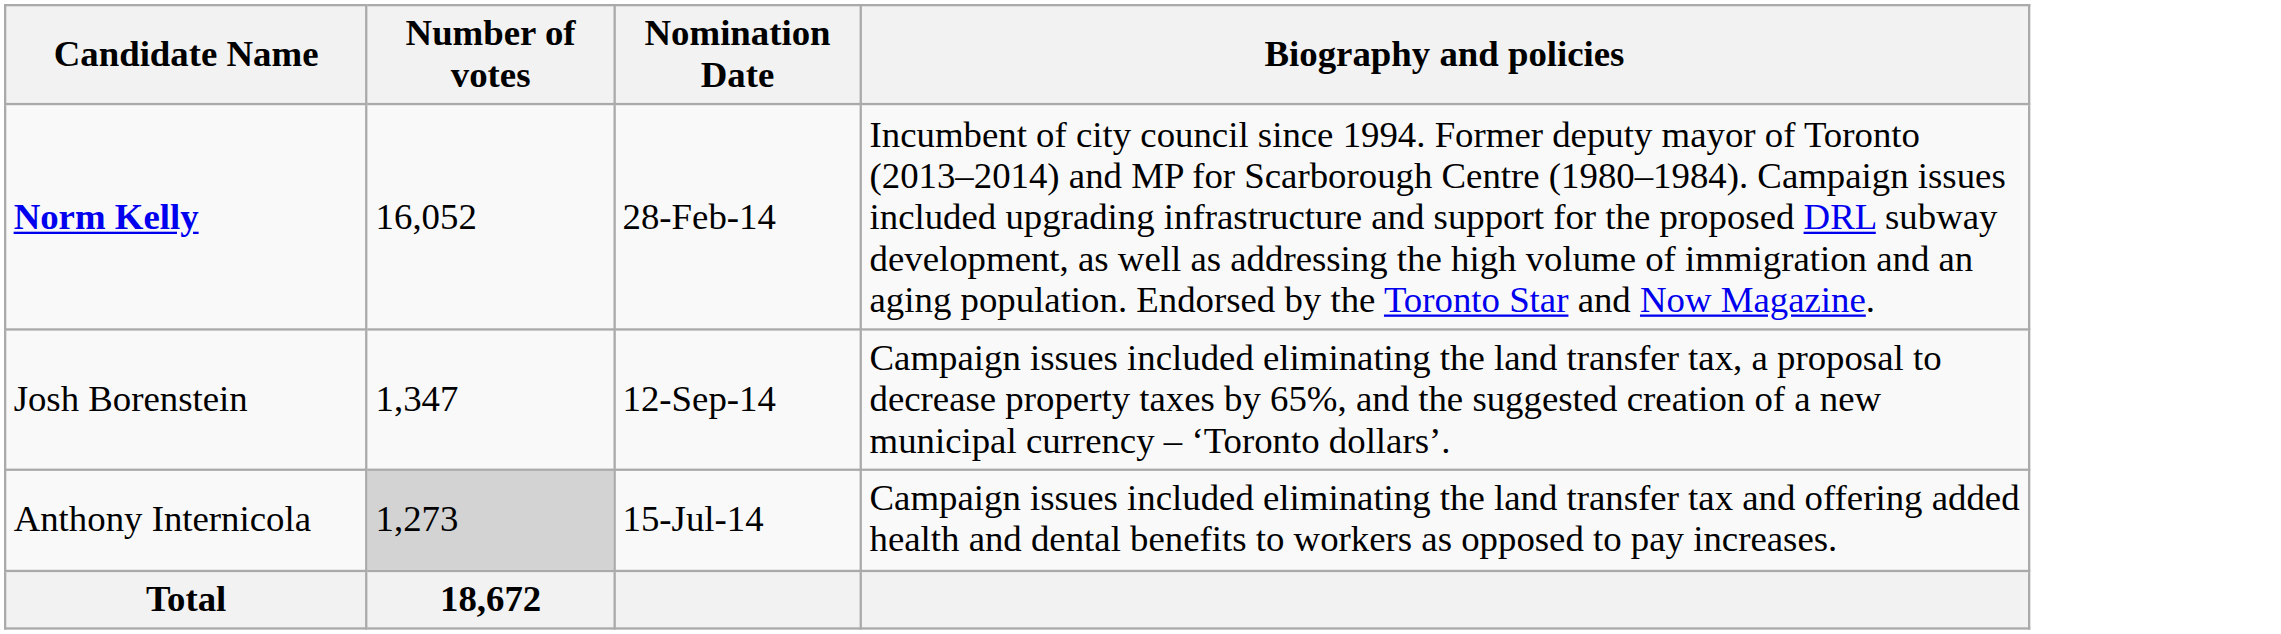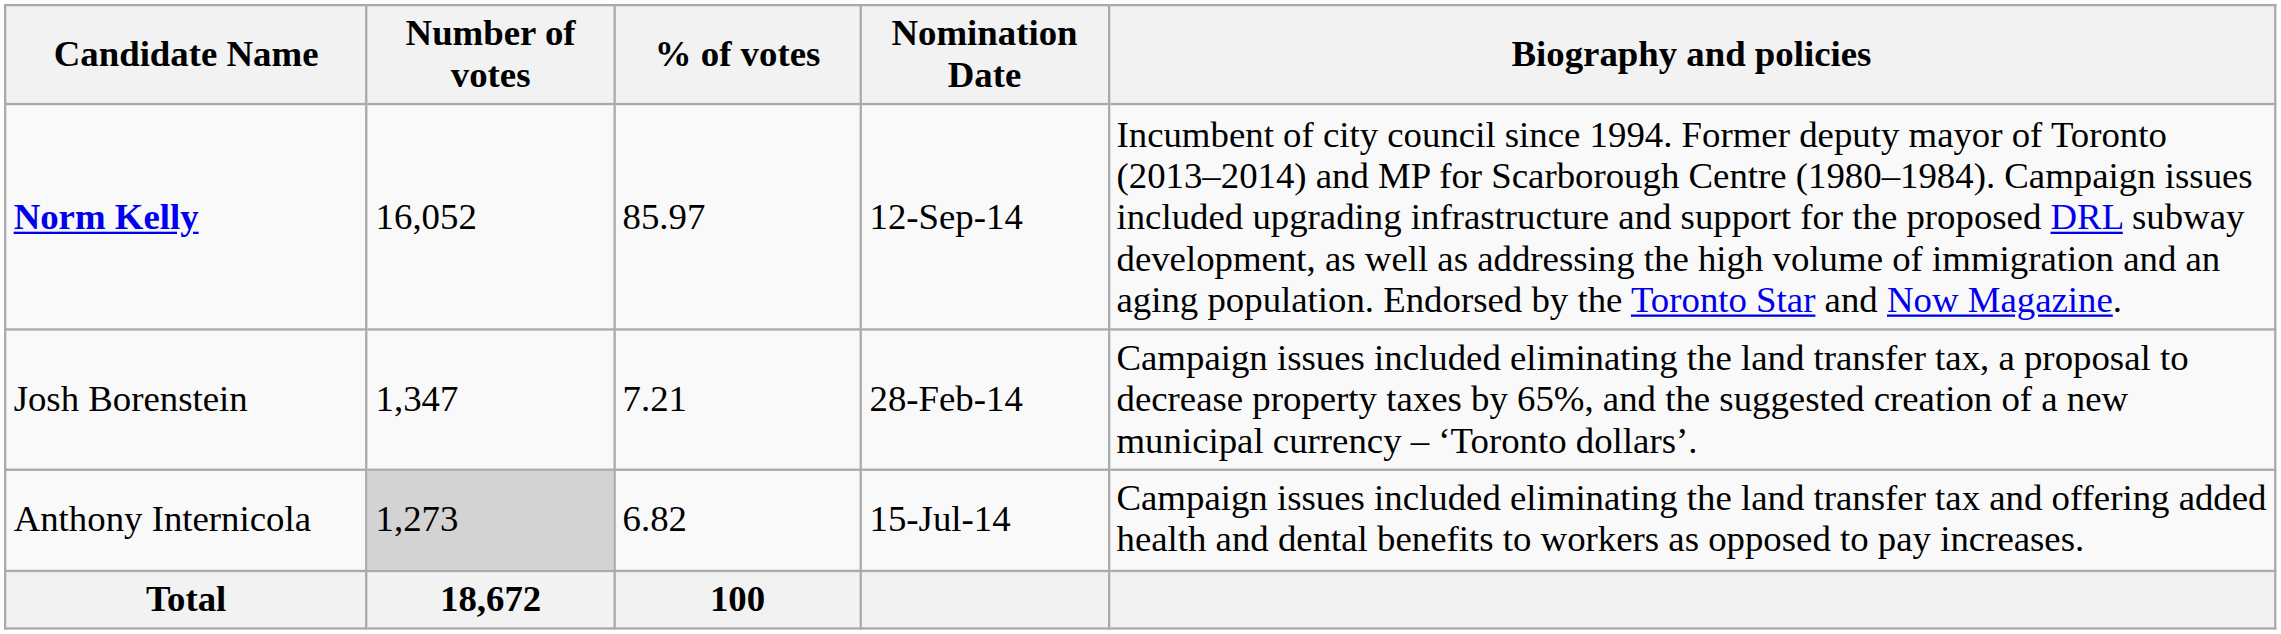+ column: (738, 54)
(699, 216) 28-Feb-14 -> (946, 216) 12-Sep-14
(699, 398) 12-Sep-14 -> (946, 398) 28-Feb-14
